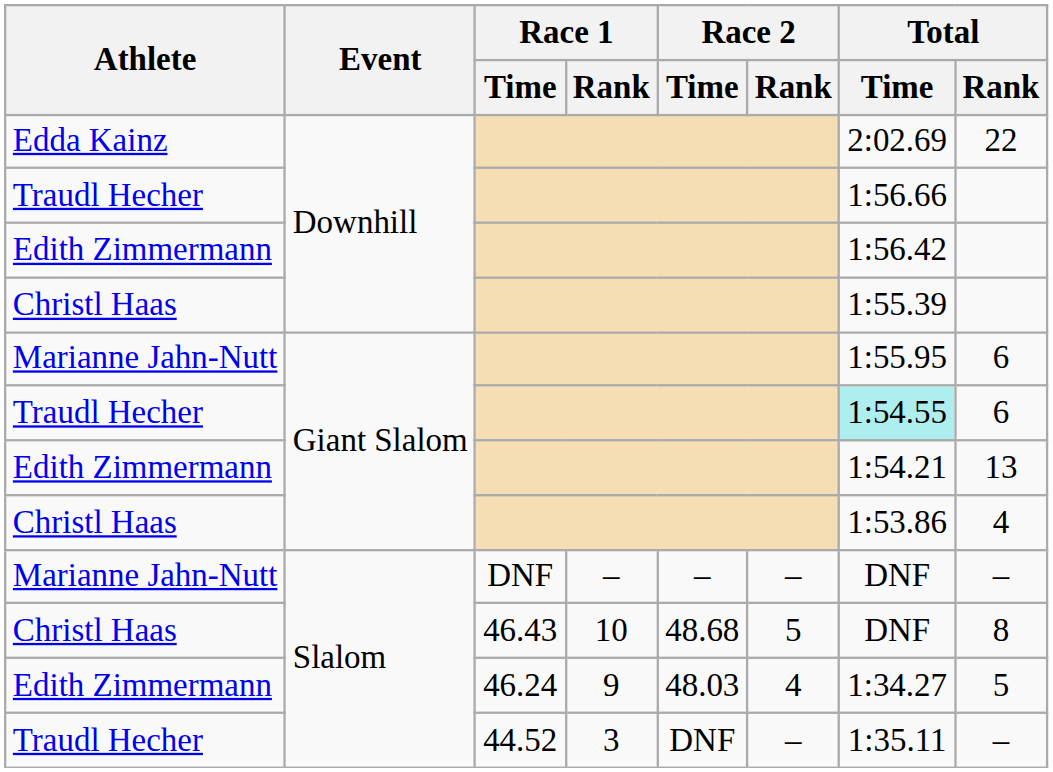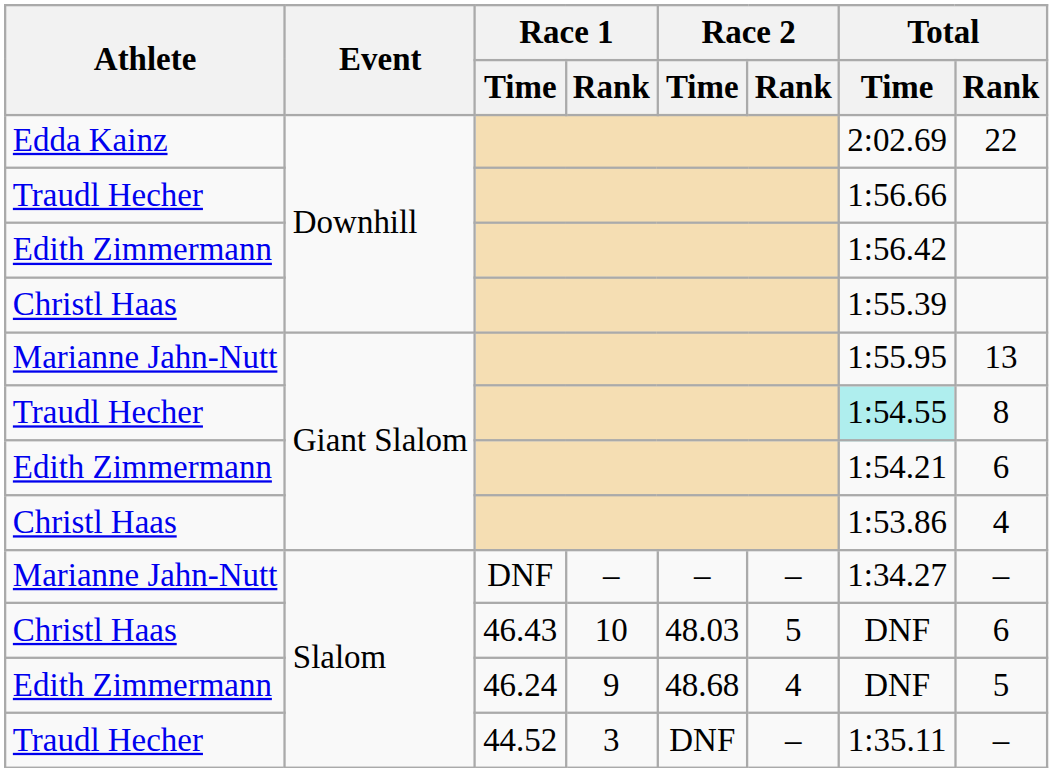(1001, 358) 6 -> (1001, 358) 13
(1001, 412) 6 -> (1001, 412) 8
(1001, 467) 13 -> (1001, 467) 6
(897, 575) DNF -> (897, 575) 1:34.27
(702, 630) 48.68 -> (702, 630) 48.03
(1001, 630) 8 -> (1001, 630) 6
(702, 684) 48.03 -> (702, 684) 48.68
(897, 684) 1:34.27 -> (897, 684) DNF
